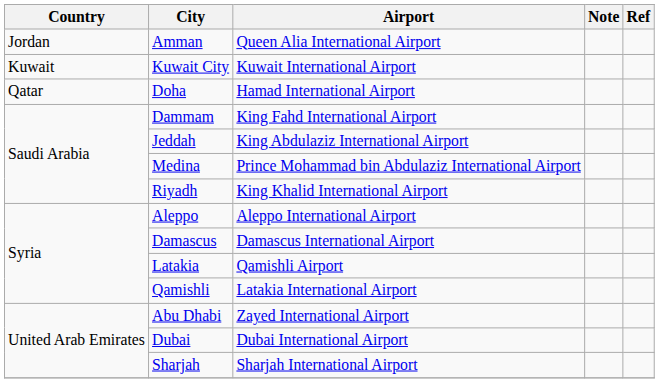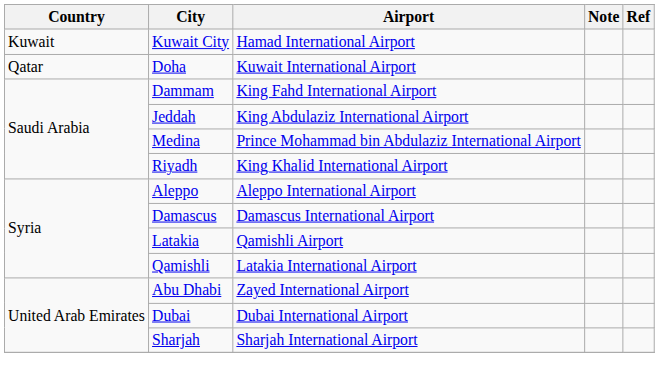- row: (177, 41)
(326, 66) Kuwait International Airport -> (326, 41) Hamad International Airport
(326, 91) Hamad International Airport -> (326, 66) Kuwait International Airport
